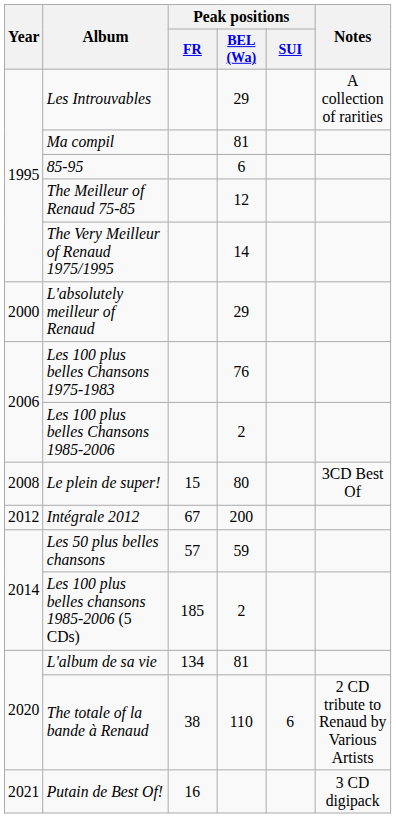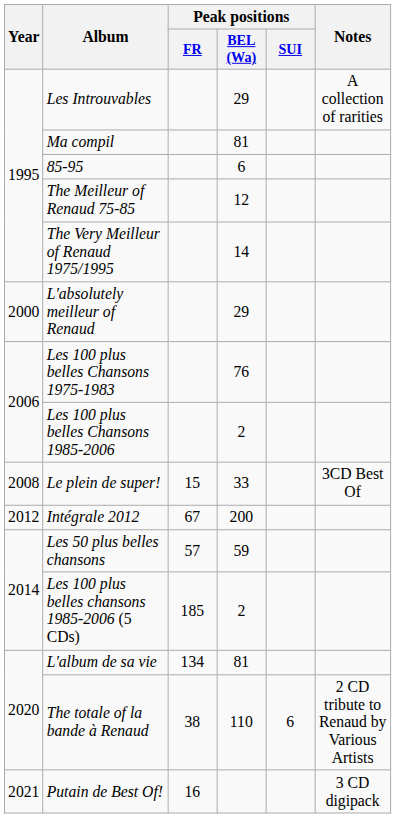(241, 483) 80 -> (241, 483) 33
